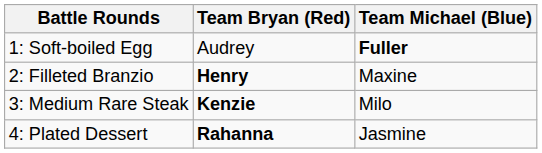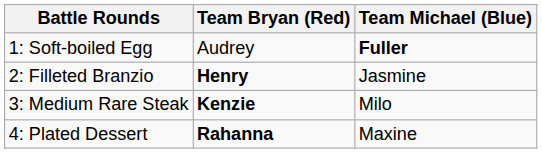(388, 76) Maxine -> (392, 76) Jasmine
(392, 133) Jasmine -> (388, 133) Maxine
